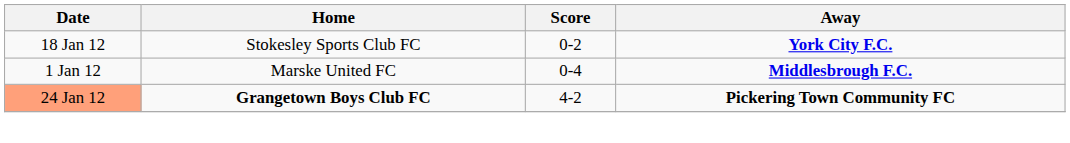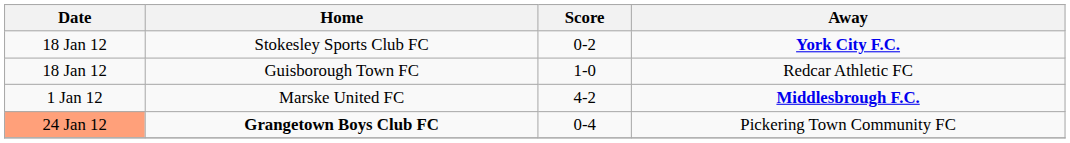+ row: (342, 71)
(571, 71) 0-4 -> (585, 97) 4-2
(571, 97) 4-2 -> (585, 124) 0-4
(840, 97) bold -> (848, 124) normal
